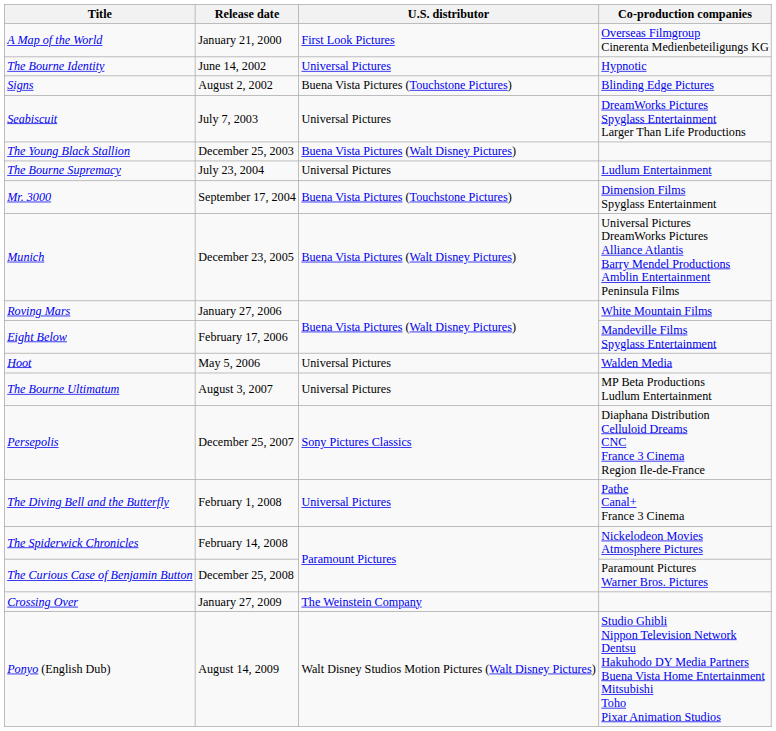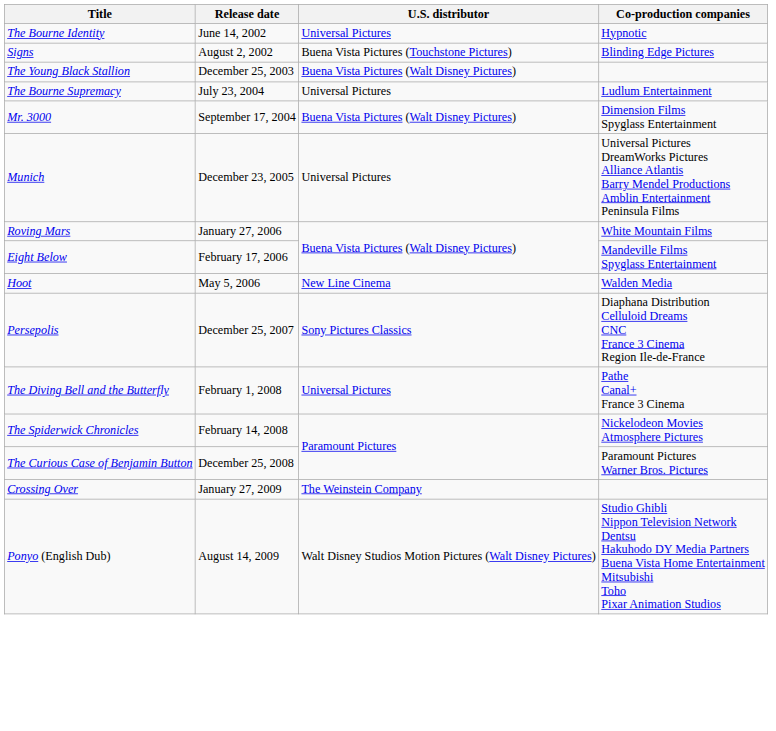- row: (55, 40)
- row: (32, 118)
(407, 197) Buena Vista Pictures (Touchstone Pictures) -> (409, 117) Buena Vista Pictures (Walt Disney Pictures)
(409, 257) Buena Vista Pictures (Walt Disney Pictures) -> (346, 177) Universal Pictures
(346, 363) Universal Pictures -> (346, 283) New Line Cinema
- row: (63, 389)
